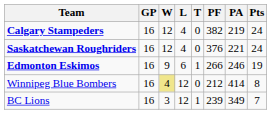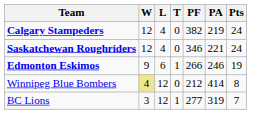- column: (149, 13)
(215, 48) 376 -> (194, 48) 346
(215, 100) 239 -> (194, 100) 277
(236, 100) 349 -> (216, 100) 319
